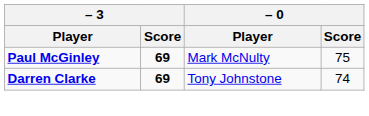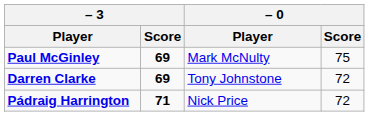(343, 79) 74 -> (343, 79) 72
+ row: (68, 100)
